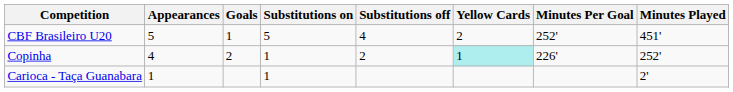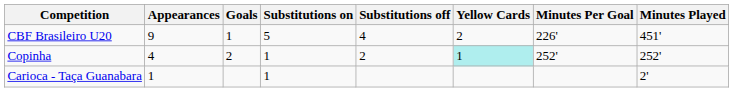(151, 35) 5 -> (151, 35) 9
(547, 35) 252' -> (547, 35) 226'
(547, 55) 226' -> (547, 55) 252'
